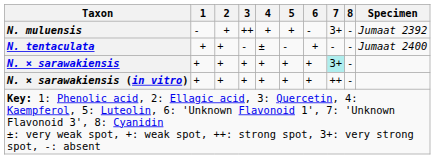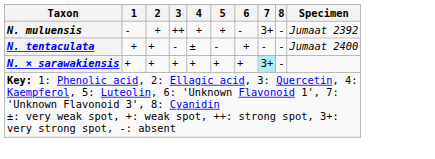- row: (98, 81)
